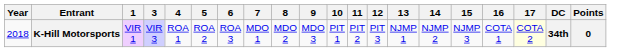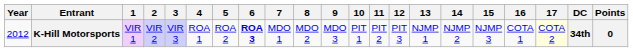+ column: (154, 12)
(18, 33) 2018 -> (18, 33) 2012
(230, 33) normal -> (252, 33) bold
